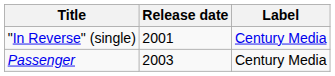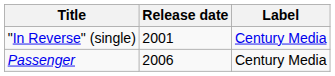(158, 60) 2003 -> (158, 60) 2006
